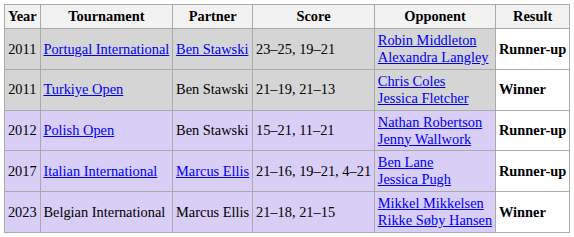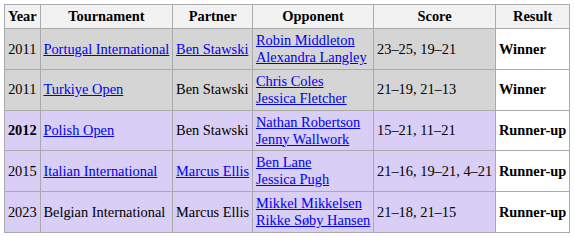columns swapped: (435, 16) <-> (314, 16)
(533, 49) Runner-up -> (522, 49) Winner
(22, 130) normal -> (22, 130) bold
(22, 171) 2017 -> (22, 171) 2015
(522, 212) Winner -> (533, 212) Runner-up
